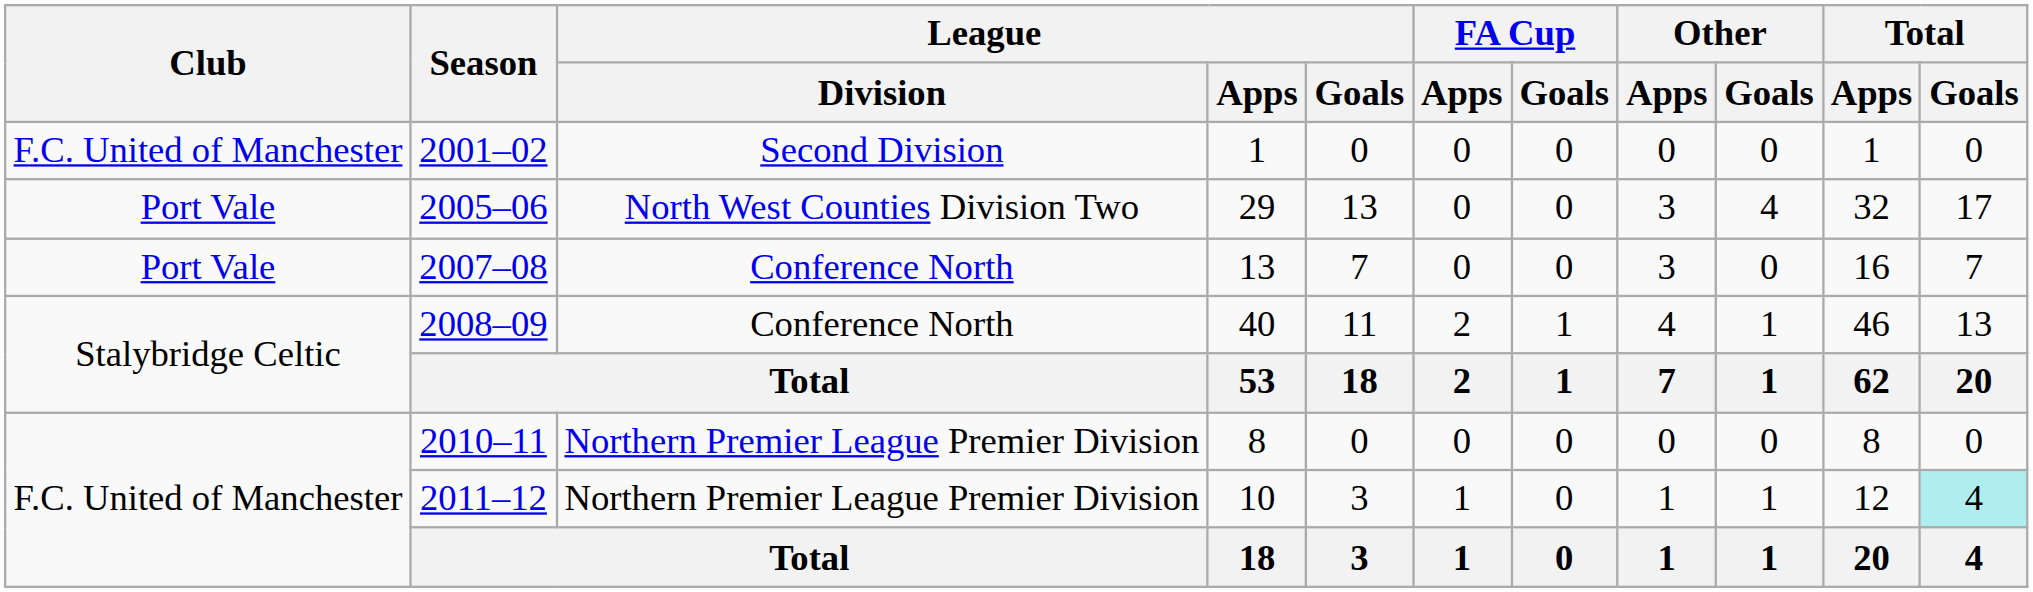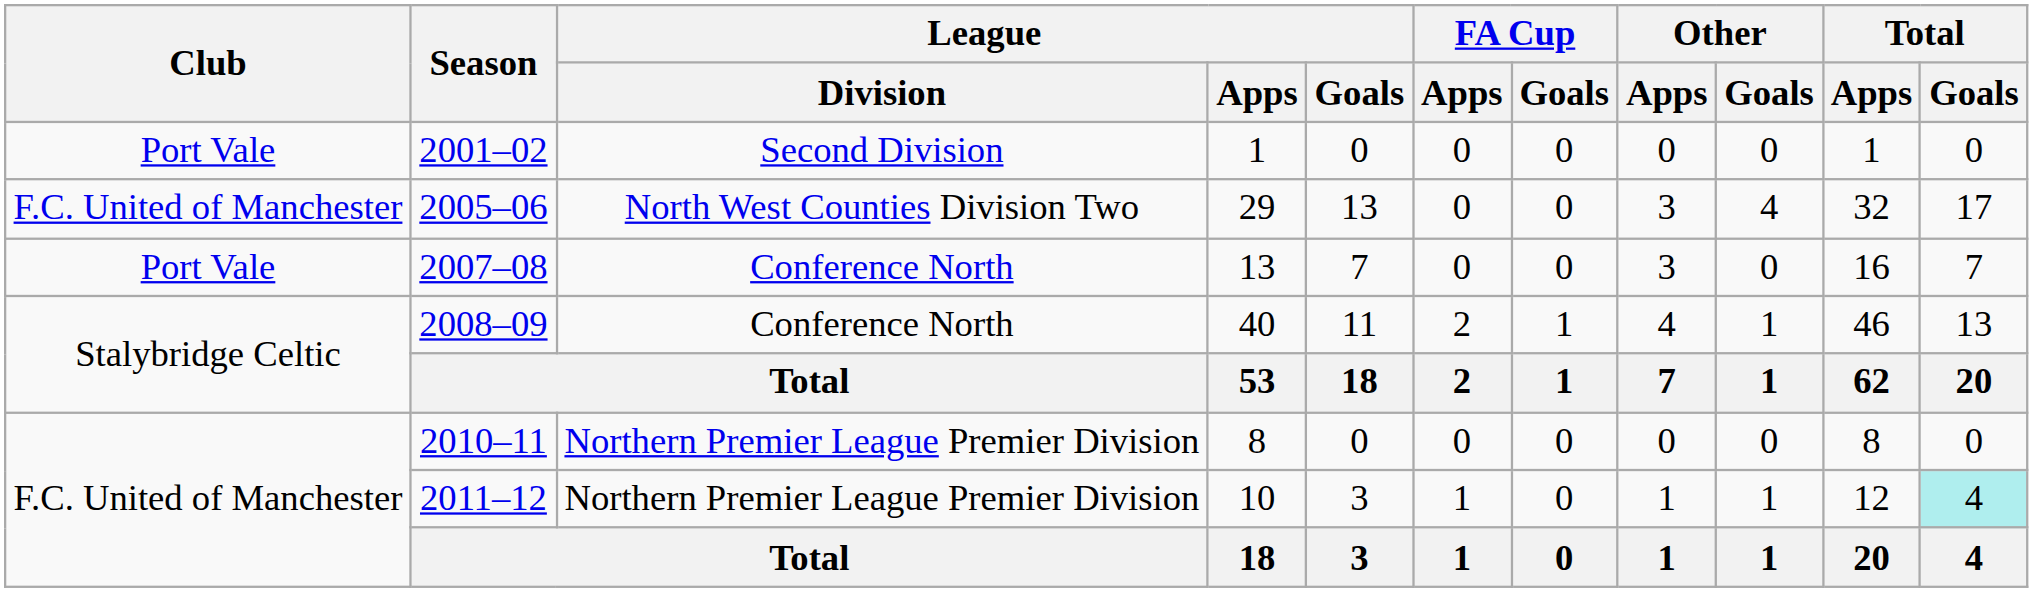(208, 149) F.C. United of Manchester -> (208, 149) Port Vale
(208, 207) Port Vale -> (208, 207) F.C. United of Manchester
